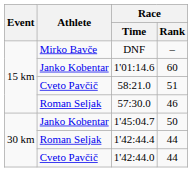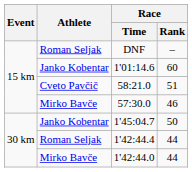(68, 50) Mirko Bavče -> (71, 50) Roman Seljak
(71, 104) Roman Seljak -> (68, 104) Mirko Bavče
(69, 158) Cveto Pavčič -> (68, 158) Mirko Bavče
